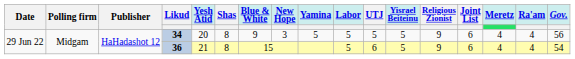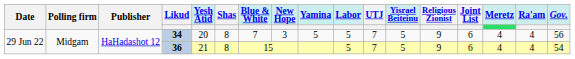(255, 36) 9 -> (255, 36) 7
(374, 36) 5 -> (374, 36) 7
(374, 48) 6 -> (374, 48) 7
